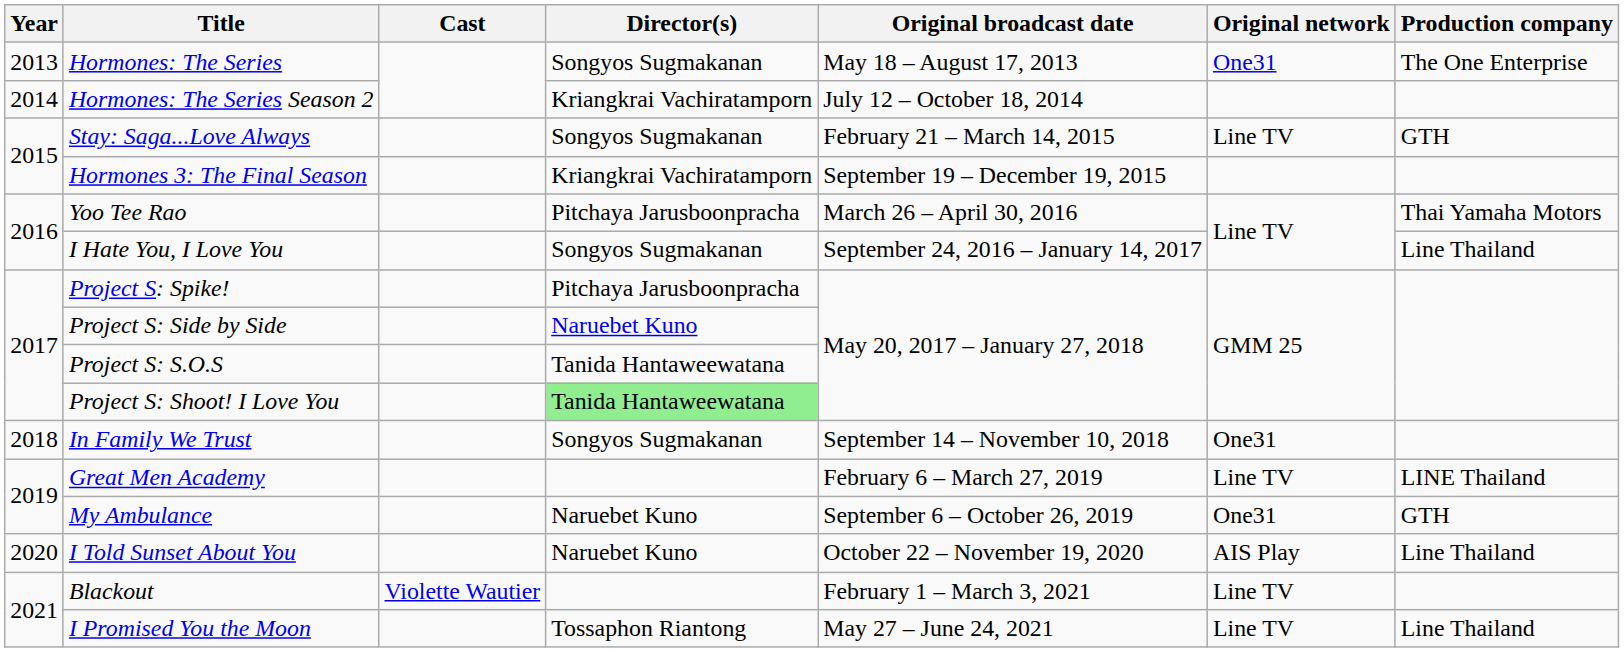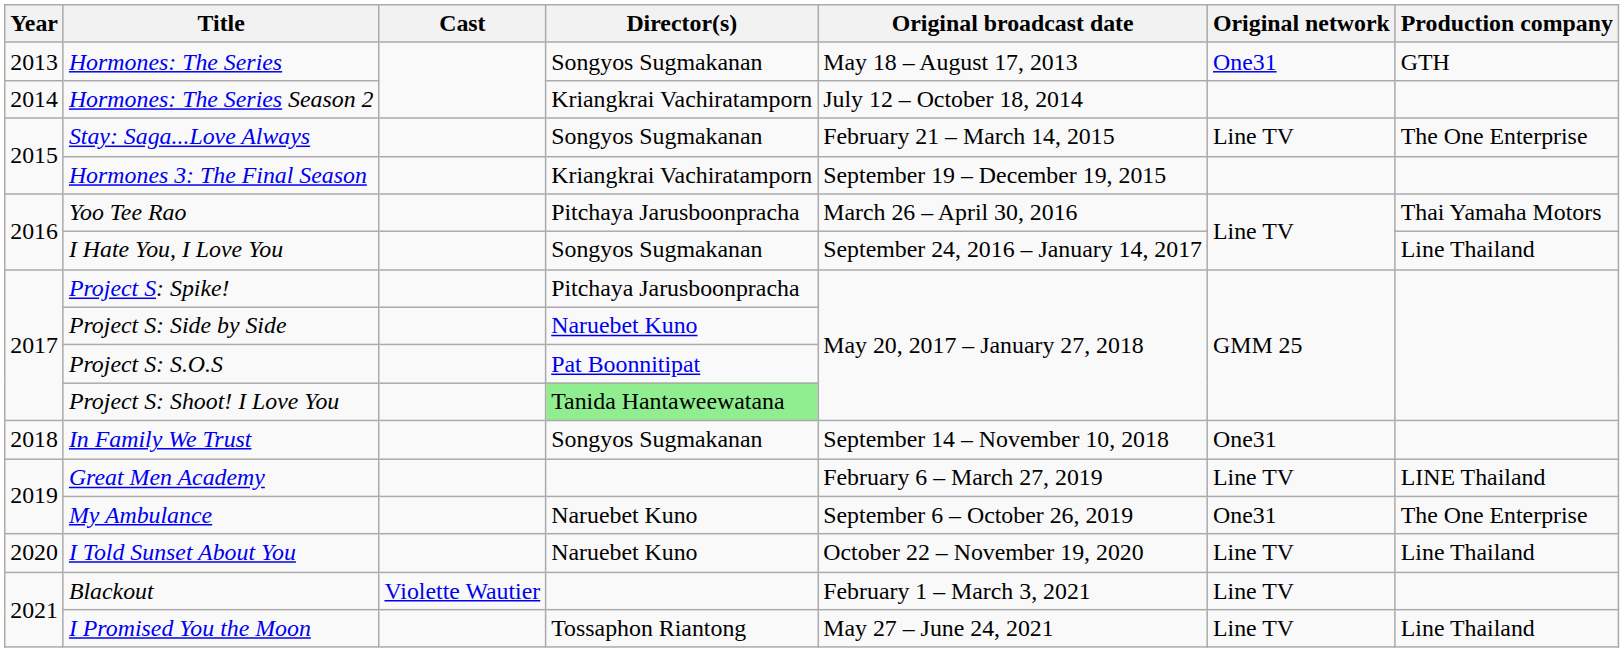(1494, 61) The One Enterprise -> (1425, 61) GTH
(1425, 136) GTH -> (1494, 136) The One Enterprise
(668, 363) Tanida Hantaweewatana -> (626, 363) Pat Boonnitipat
(1425, 514) GTH -> (1494, 514) The One Enterprise
(1256, 552) AIS Play -> (1253, 552) Line TV
